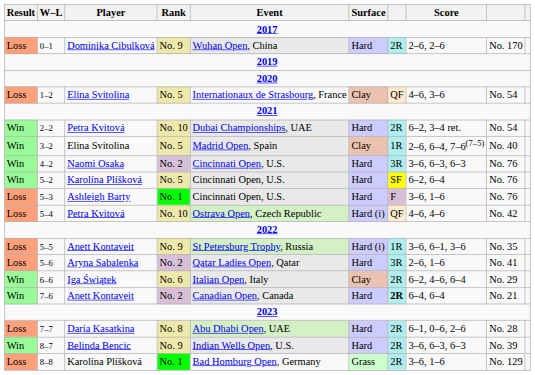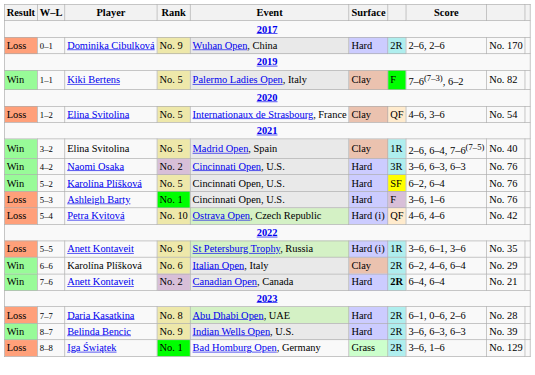+ row: (46, 80)
- row: (46, 128)
- row: (46, 263)
(92, 279) Iga Świątek -> (105, 265) Karolína Plíšková
(105, 361) Karolína Plíšková -> (92, 348) Iga Świątek
